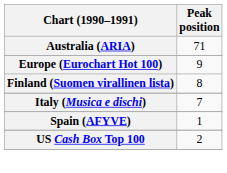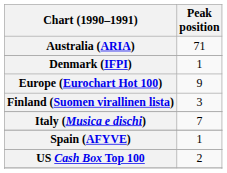+ row: (90, 64)
(199, 83) 8 -> (199, 102) 3
